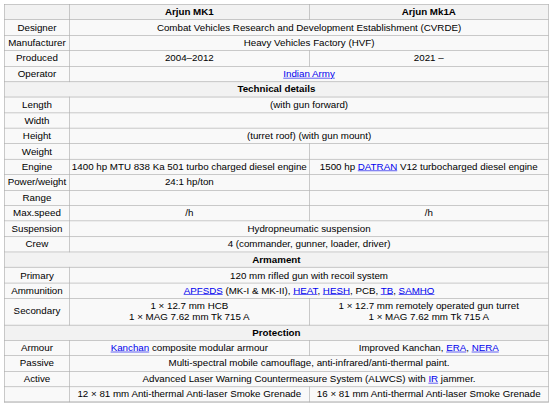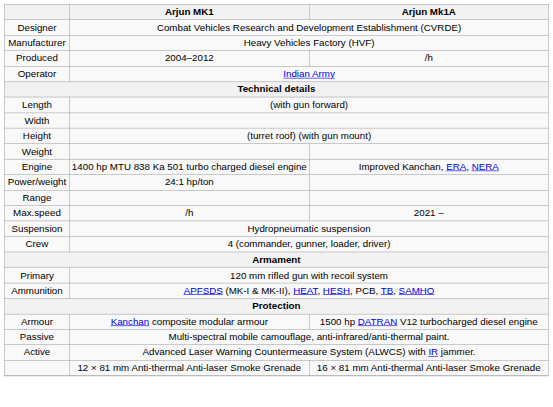(429, 58) 2021 – -> (429, 58) /h
(429, 167) 1500 hp DATRAN V12 turbocharged diesel engine -> (429, 167) Improved Kanchan, ERA, NERA
(429, 213) /h -> (429, 213) 2021 –
- row: (37, 311)
(429, 348) Improved Kanchan, ERA, NERA -> (429, 321) 1500 hp DATRAN V12 turbocharged diesel engine
